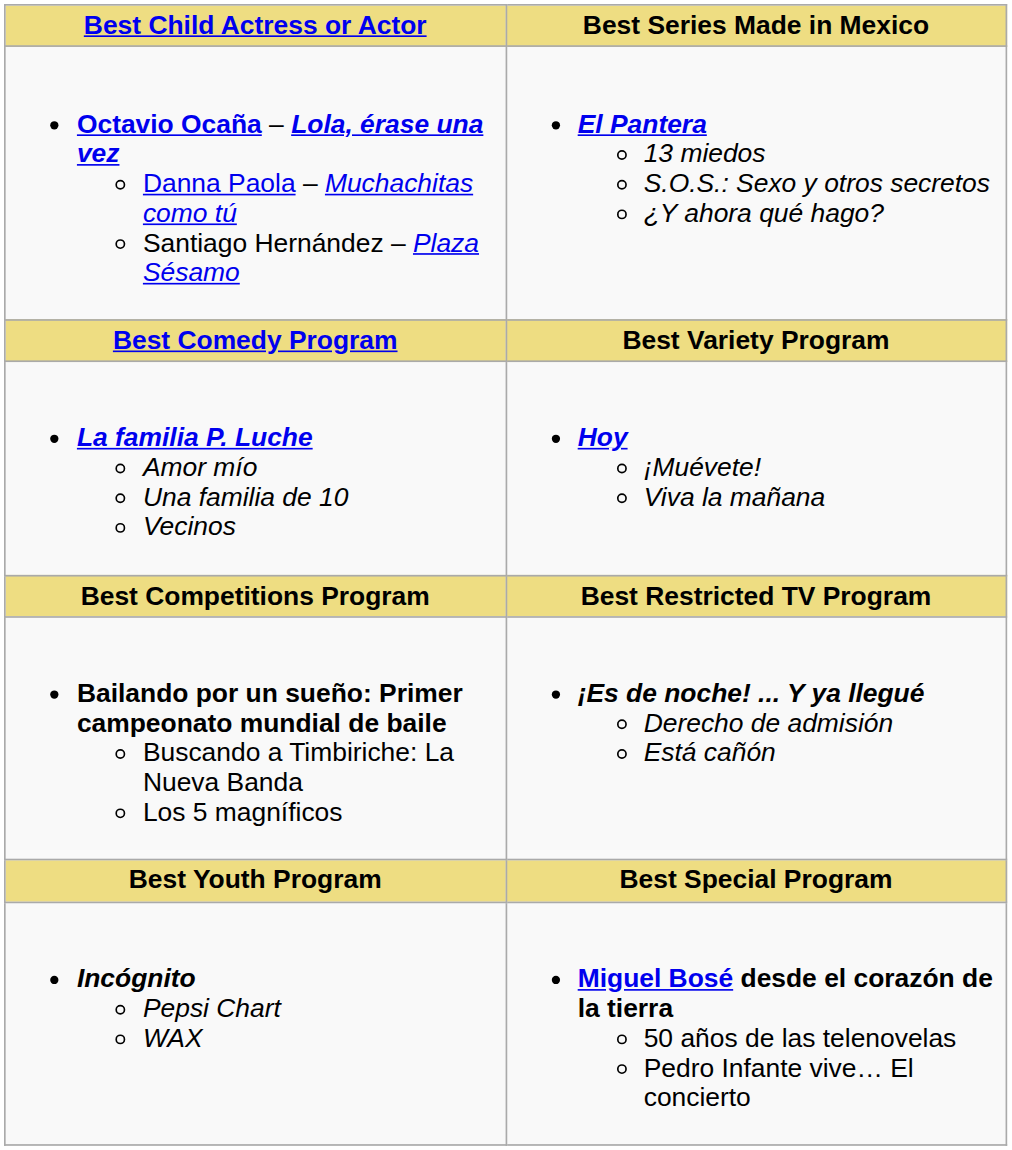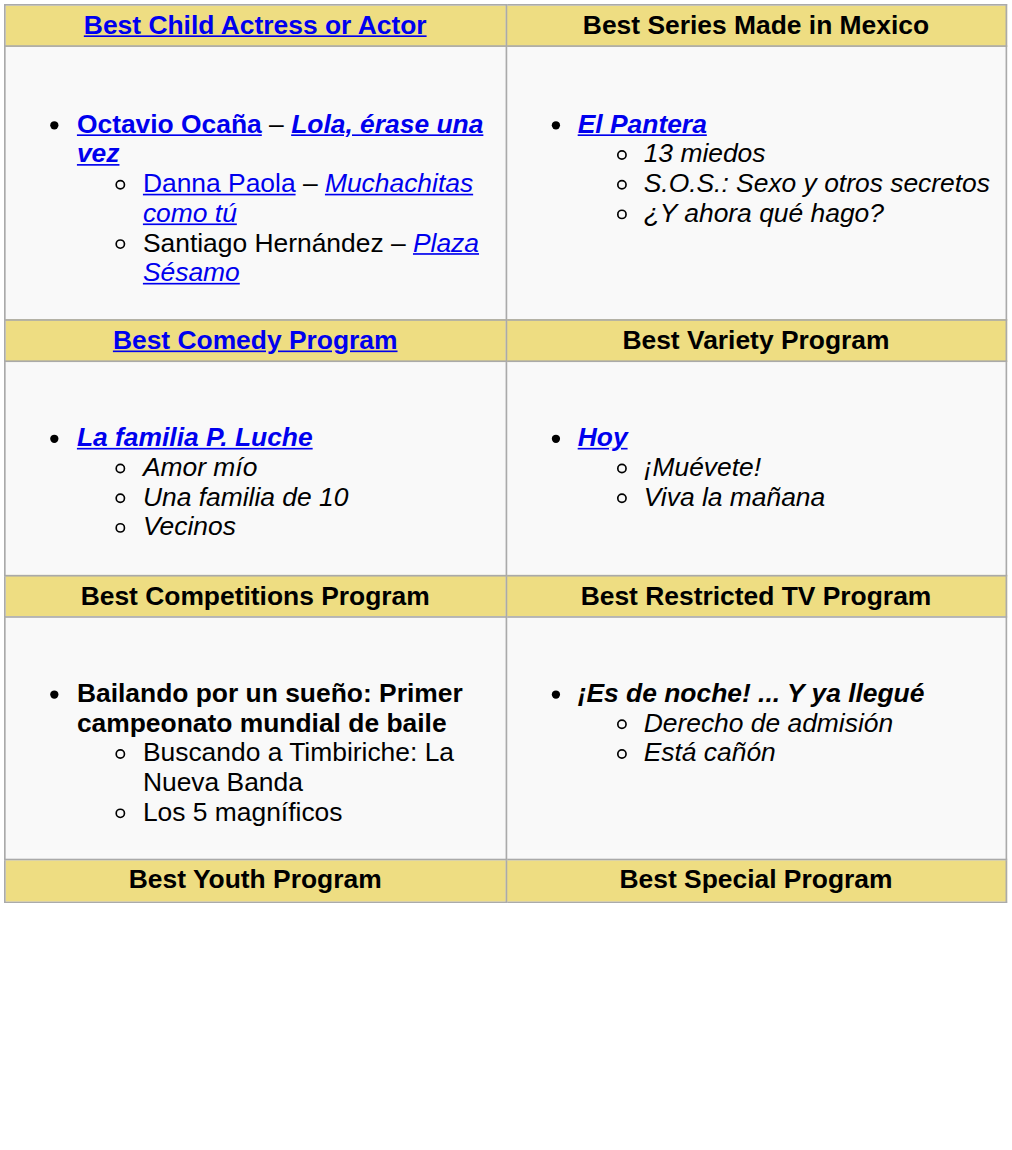- row: (255, 1009)
